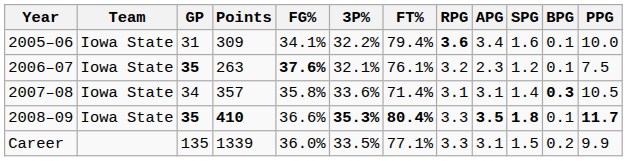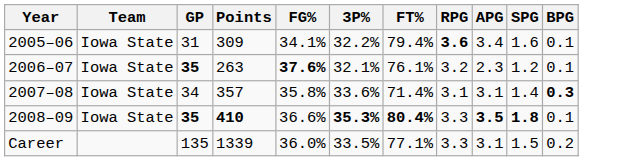- column: (600, 17)
